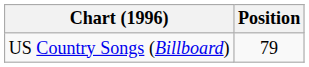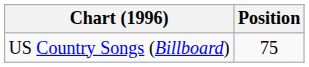(269, 47) 79 -> (269, 47) 75
